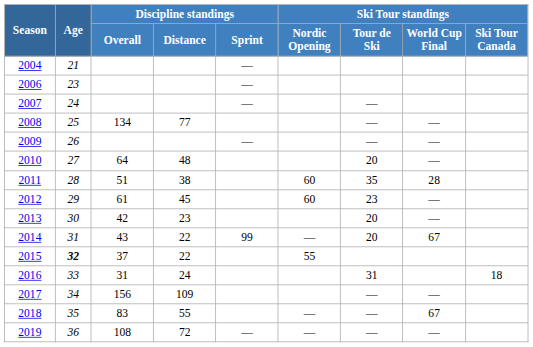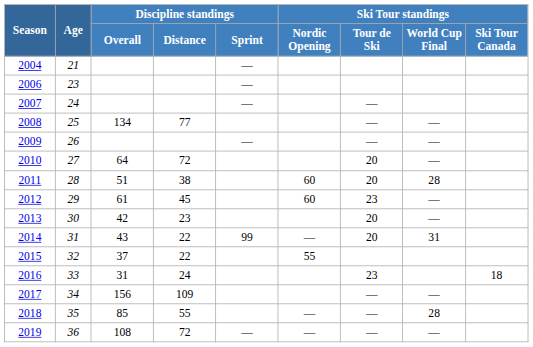(185, 161) 48 -> (185, 161) 72
(372, 180) 35 -> (372, 180) 20
(434, 237) 67 -> (434, 237) 31
(73, 256) bold -> (73, 256) normal
(372, 275) 31 -> (372, 275) 23
(122, 313) 83 -> (122, 313) 85
(434, 313) 67 -> (434, 313) 28
